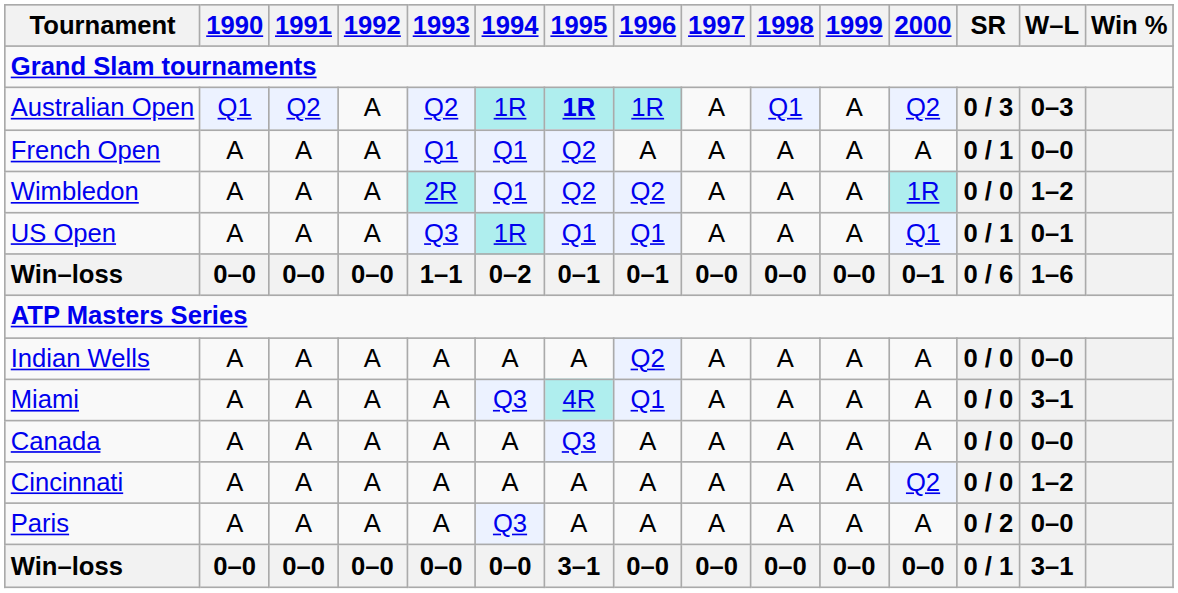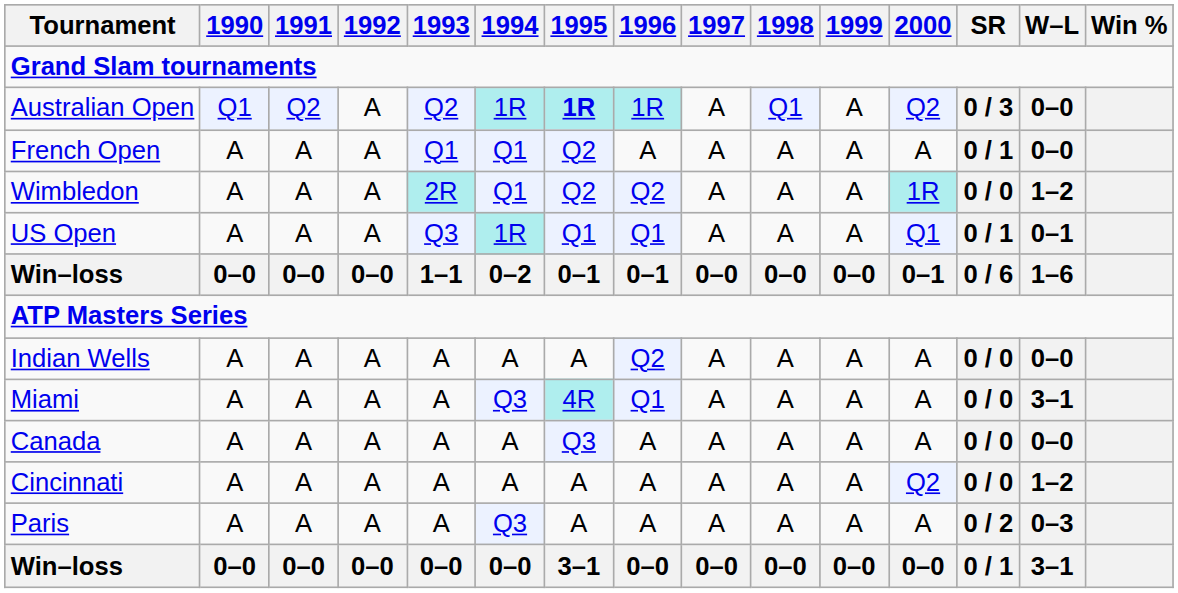(1052, 107) 0–3 -> (1052, 107) 0–0
(1052, 523) 0–0 -> (1052, 523) 0–3
